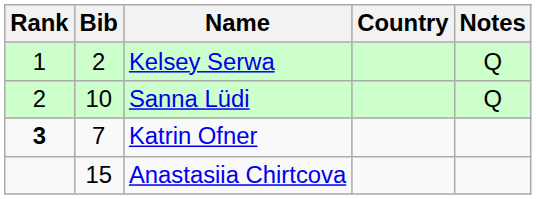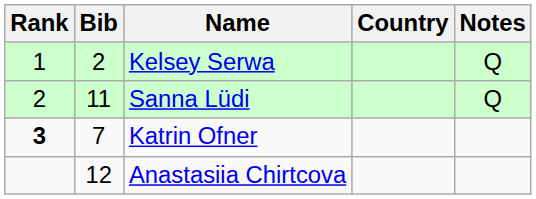(99, 99) 10 -> (99, 99) 11
(99, 174) 15 -> (99, 174) 12
